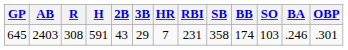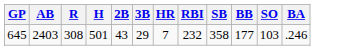- column: (326, 14)
(99, 34) 591 -> (99, 34) 501
(192, 34) 231 -> (192, 34) 232
(244, 34) 174 -> (244, 34) 177
